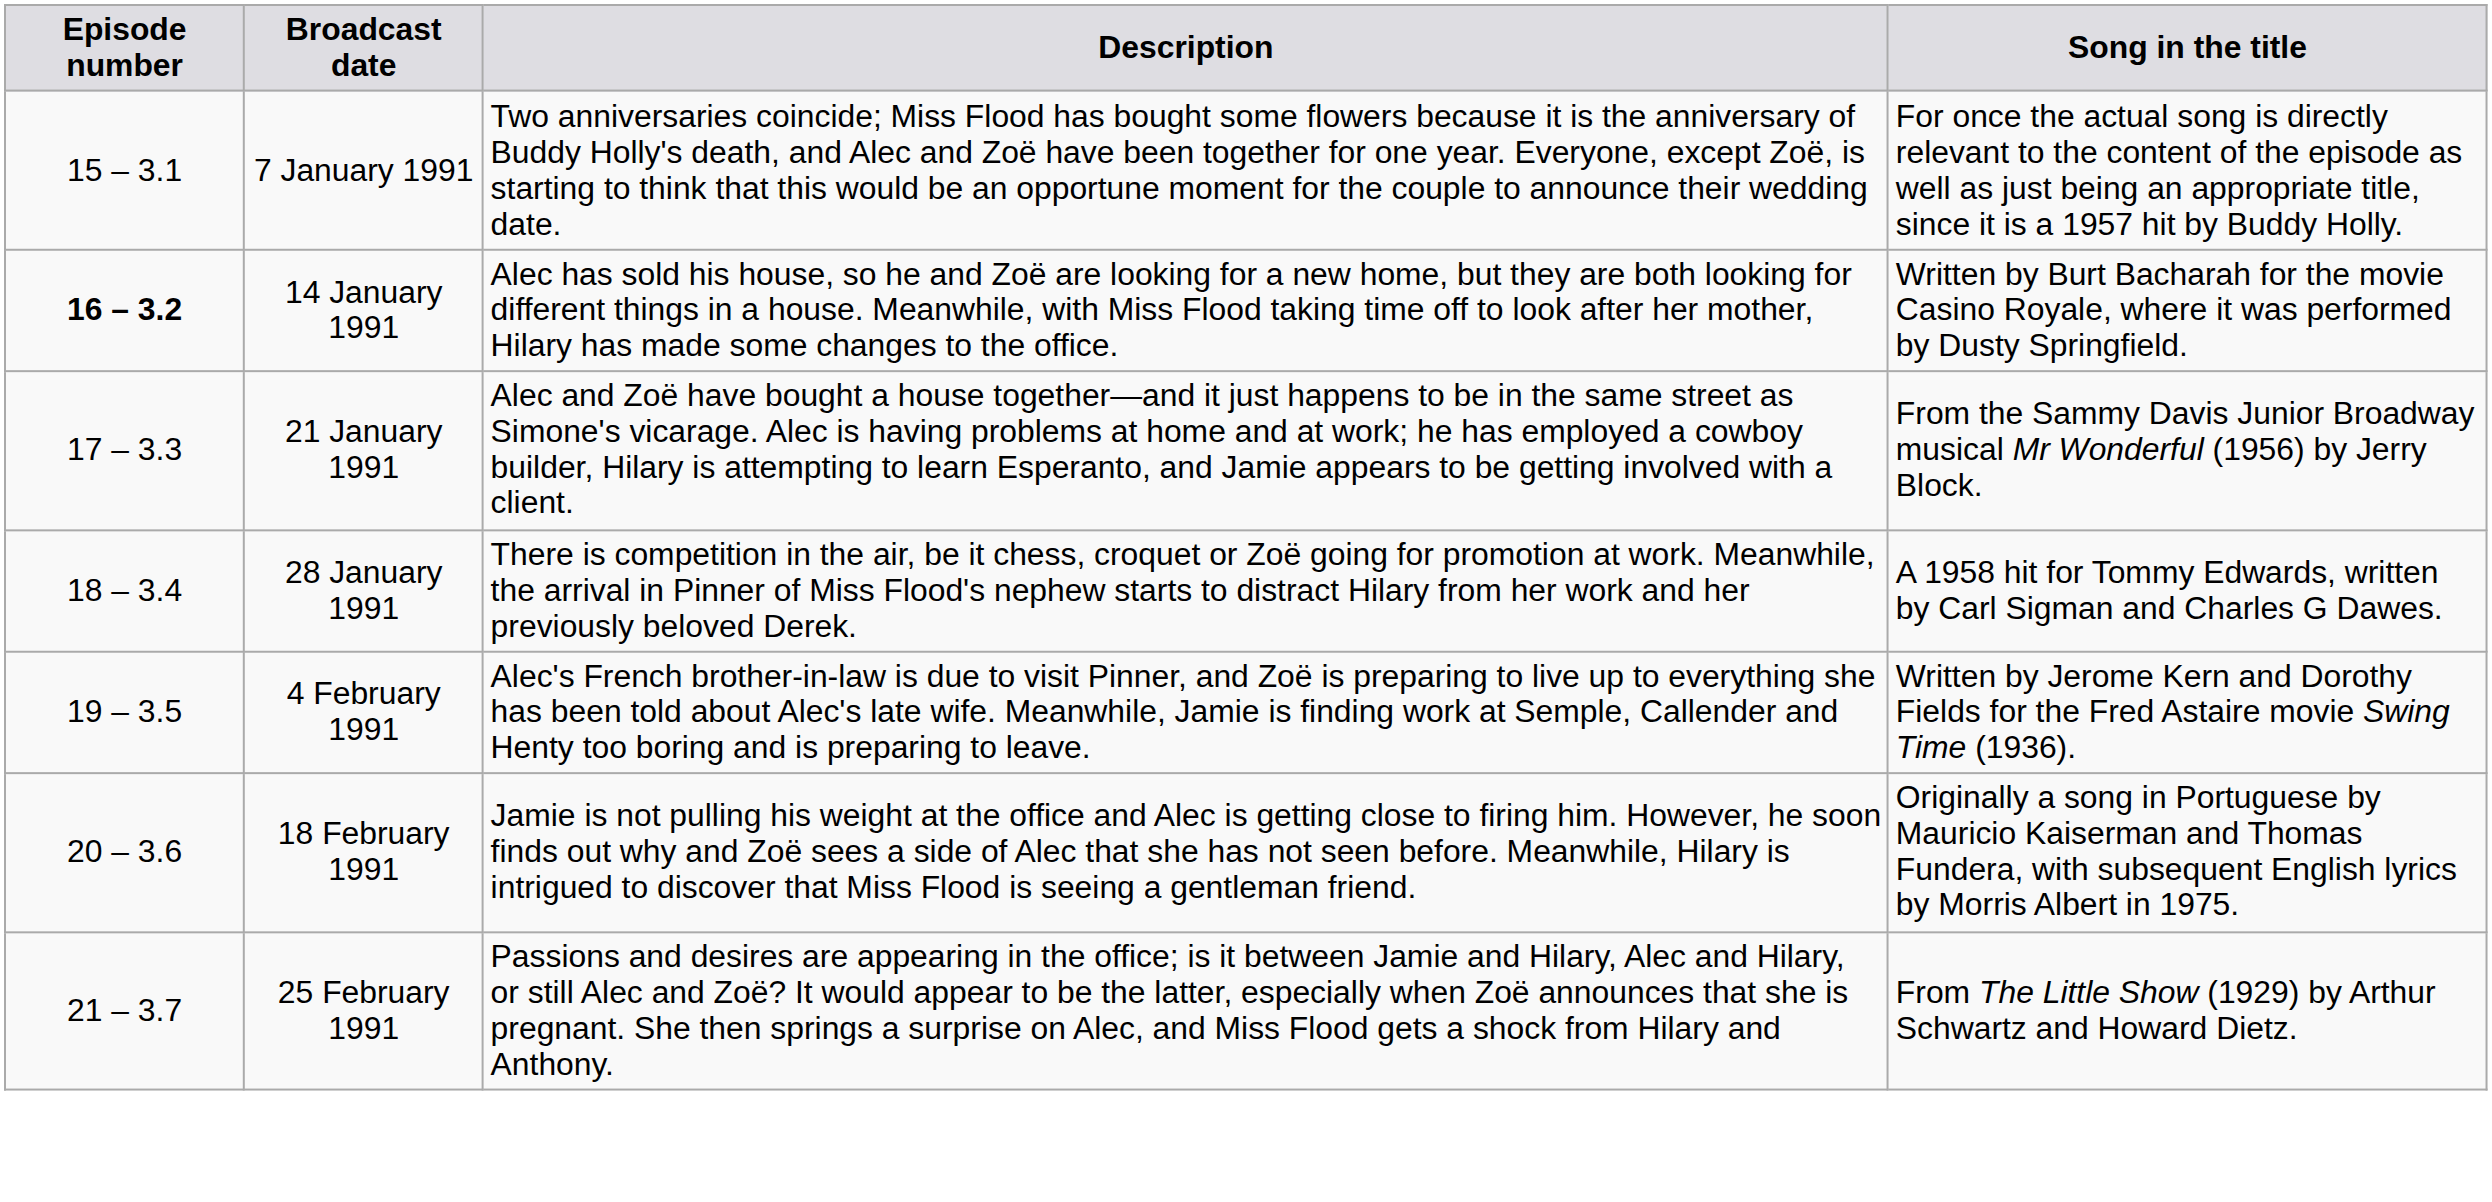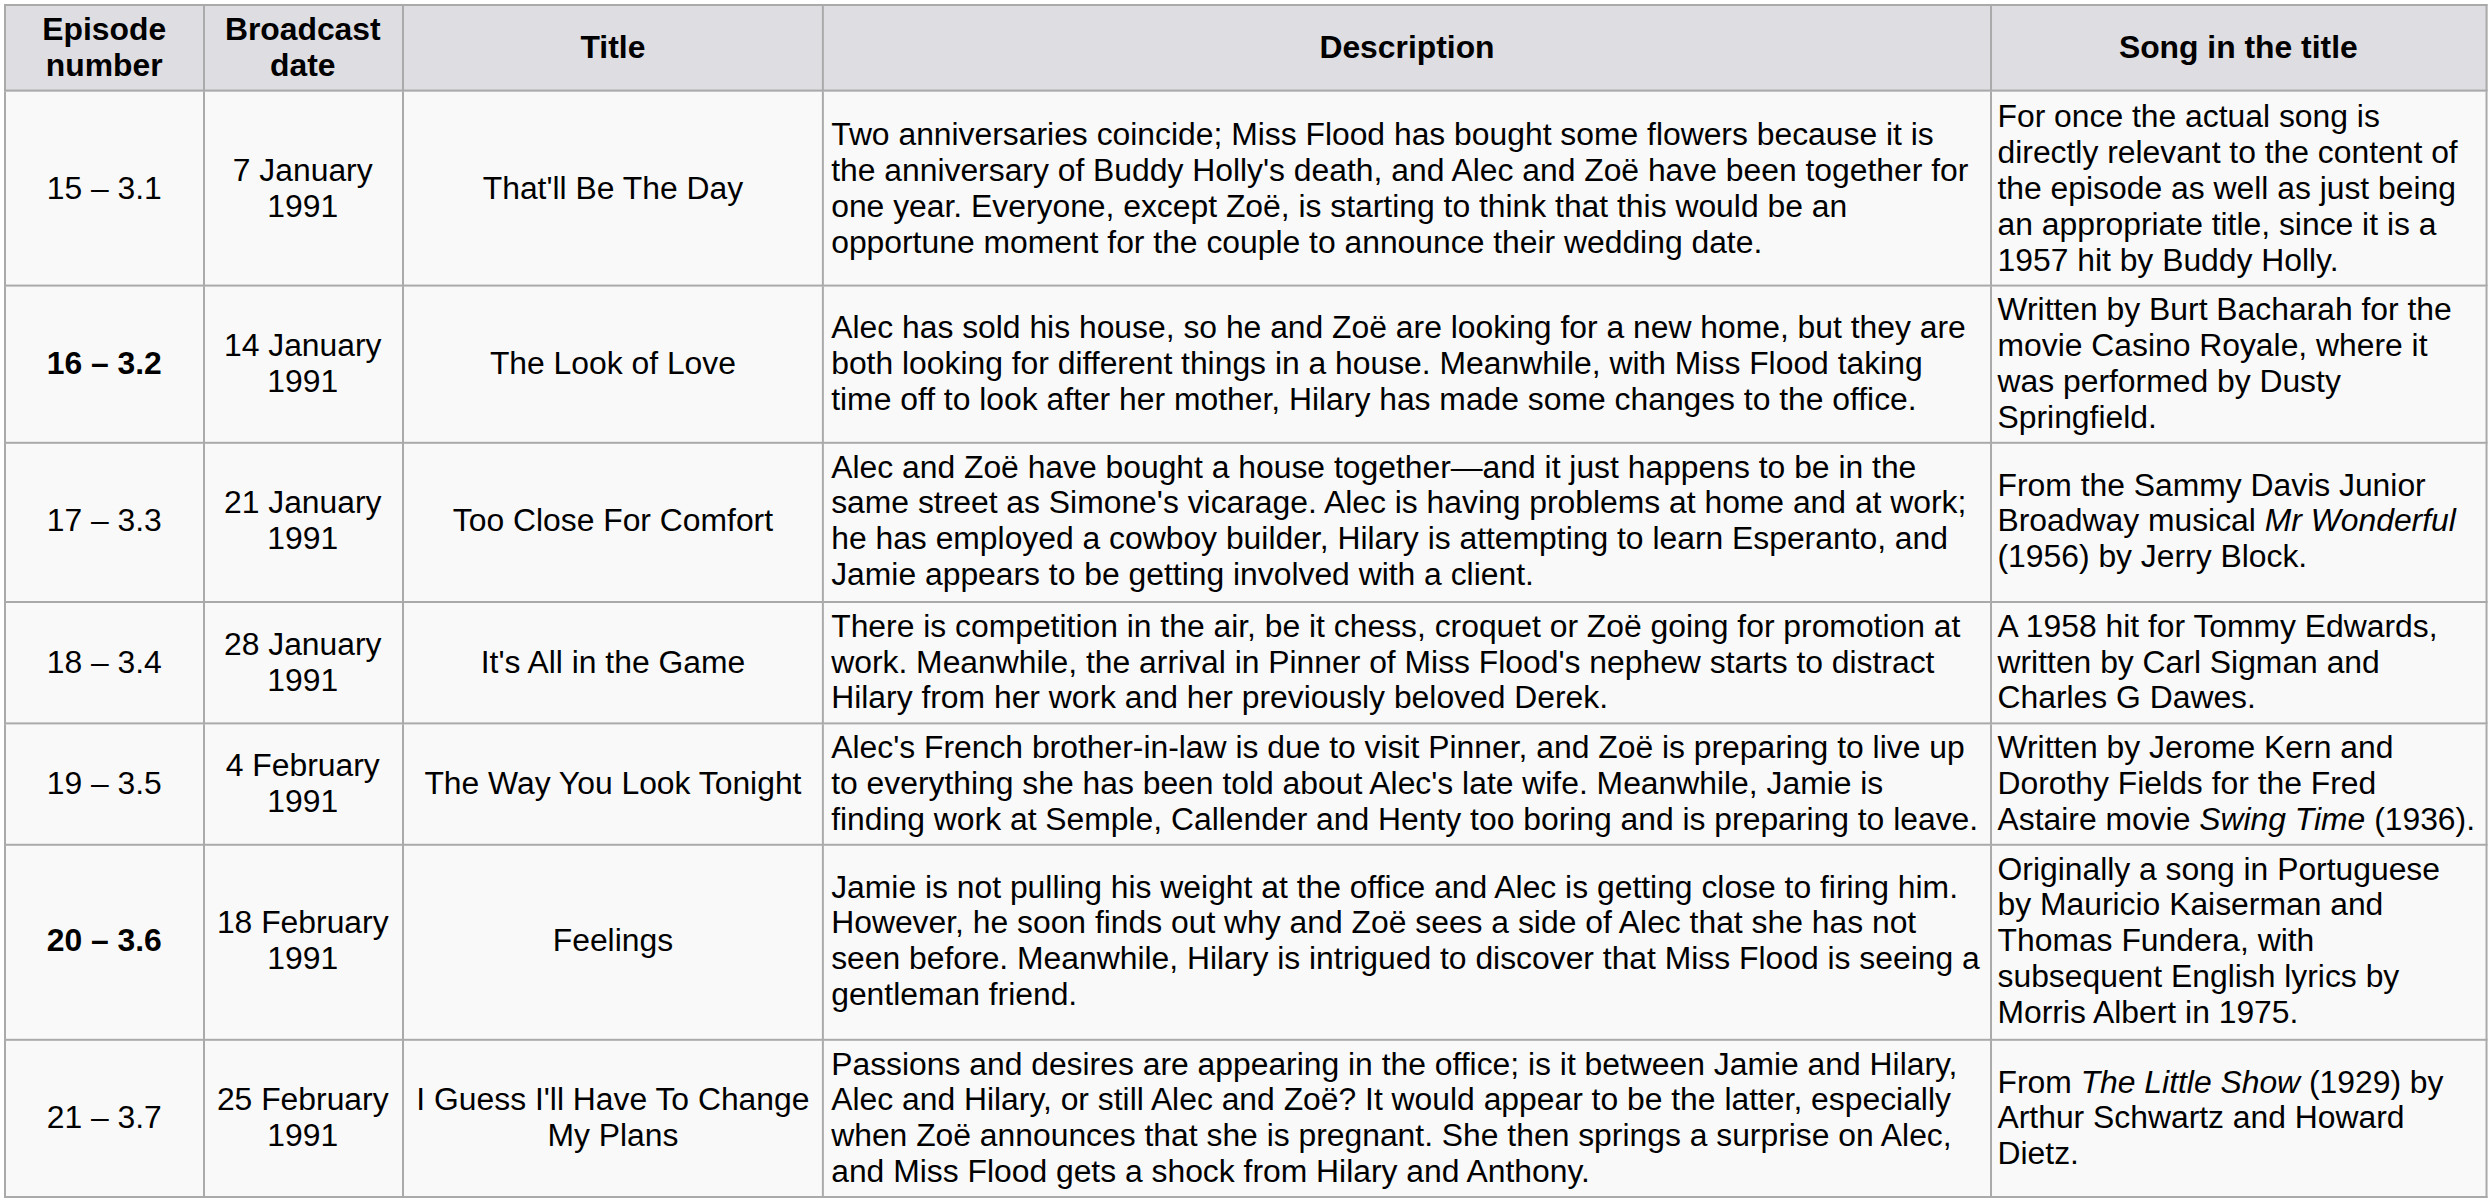+ column: (613, 47)
(125, 852) normal -> (104, 941) bold
